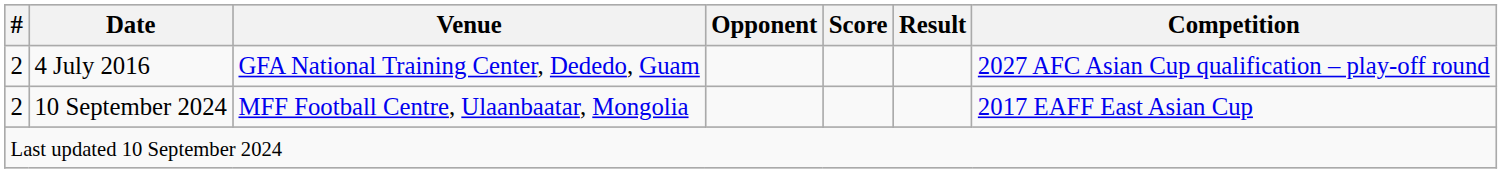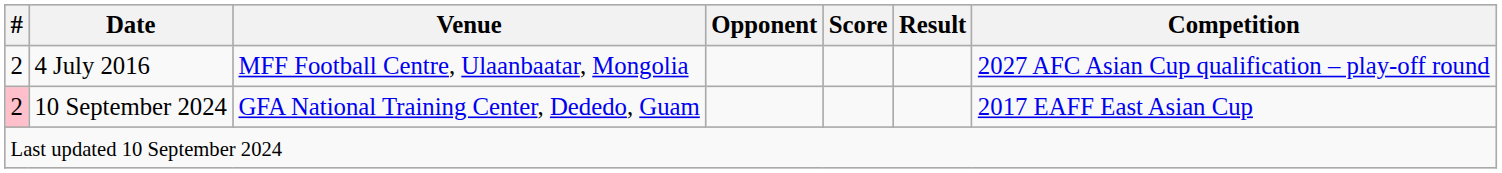(469, 65) GFA National Training Center, Dededo, Guam -> (464, 65) MFF Football Centre, Ulaanbaatar, Mongolia
(17, 106) no background -> (17, 106) pink background
(464, 106) MFF Football Centre, Ulaanbaatar, Mongolia -> (469, 106) GFA National Training Center, Dededo, Guam
